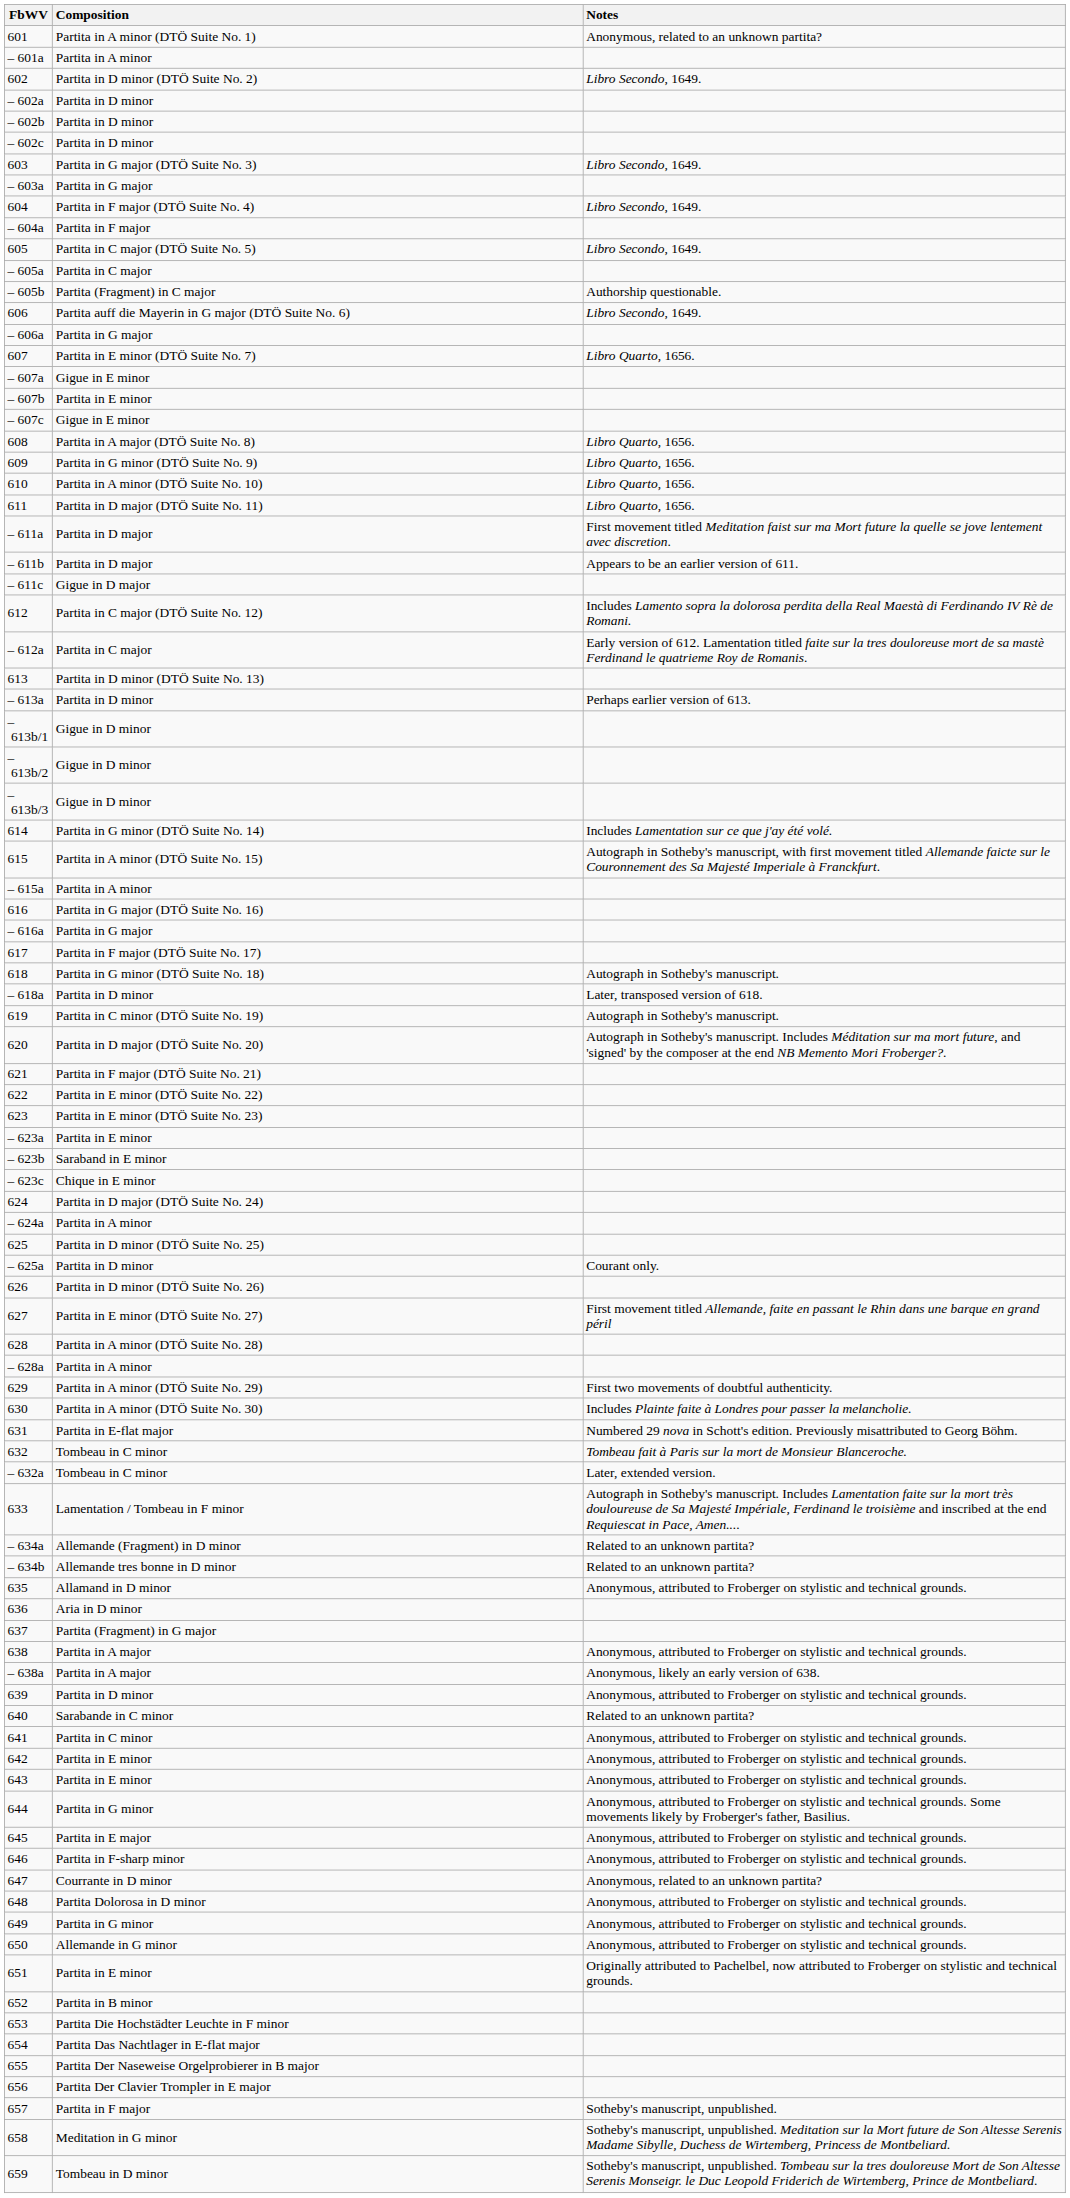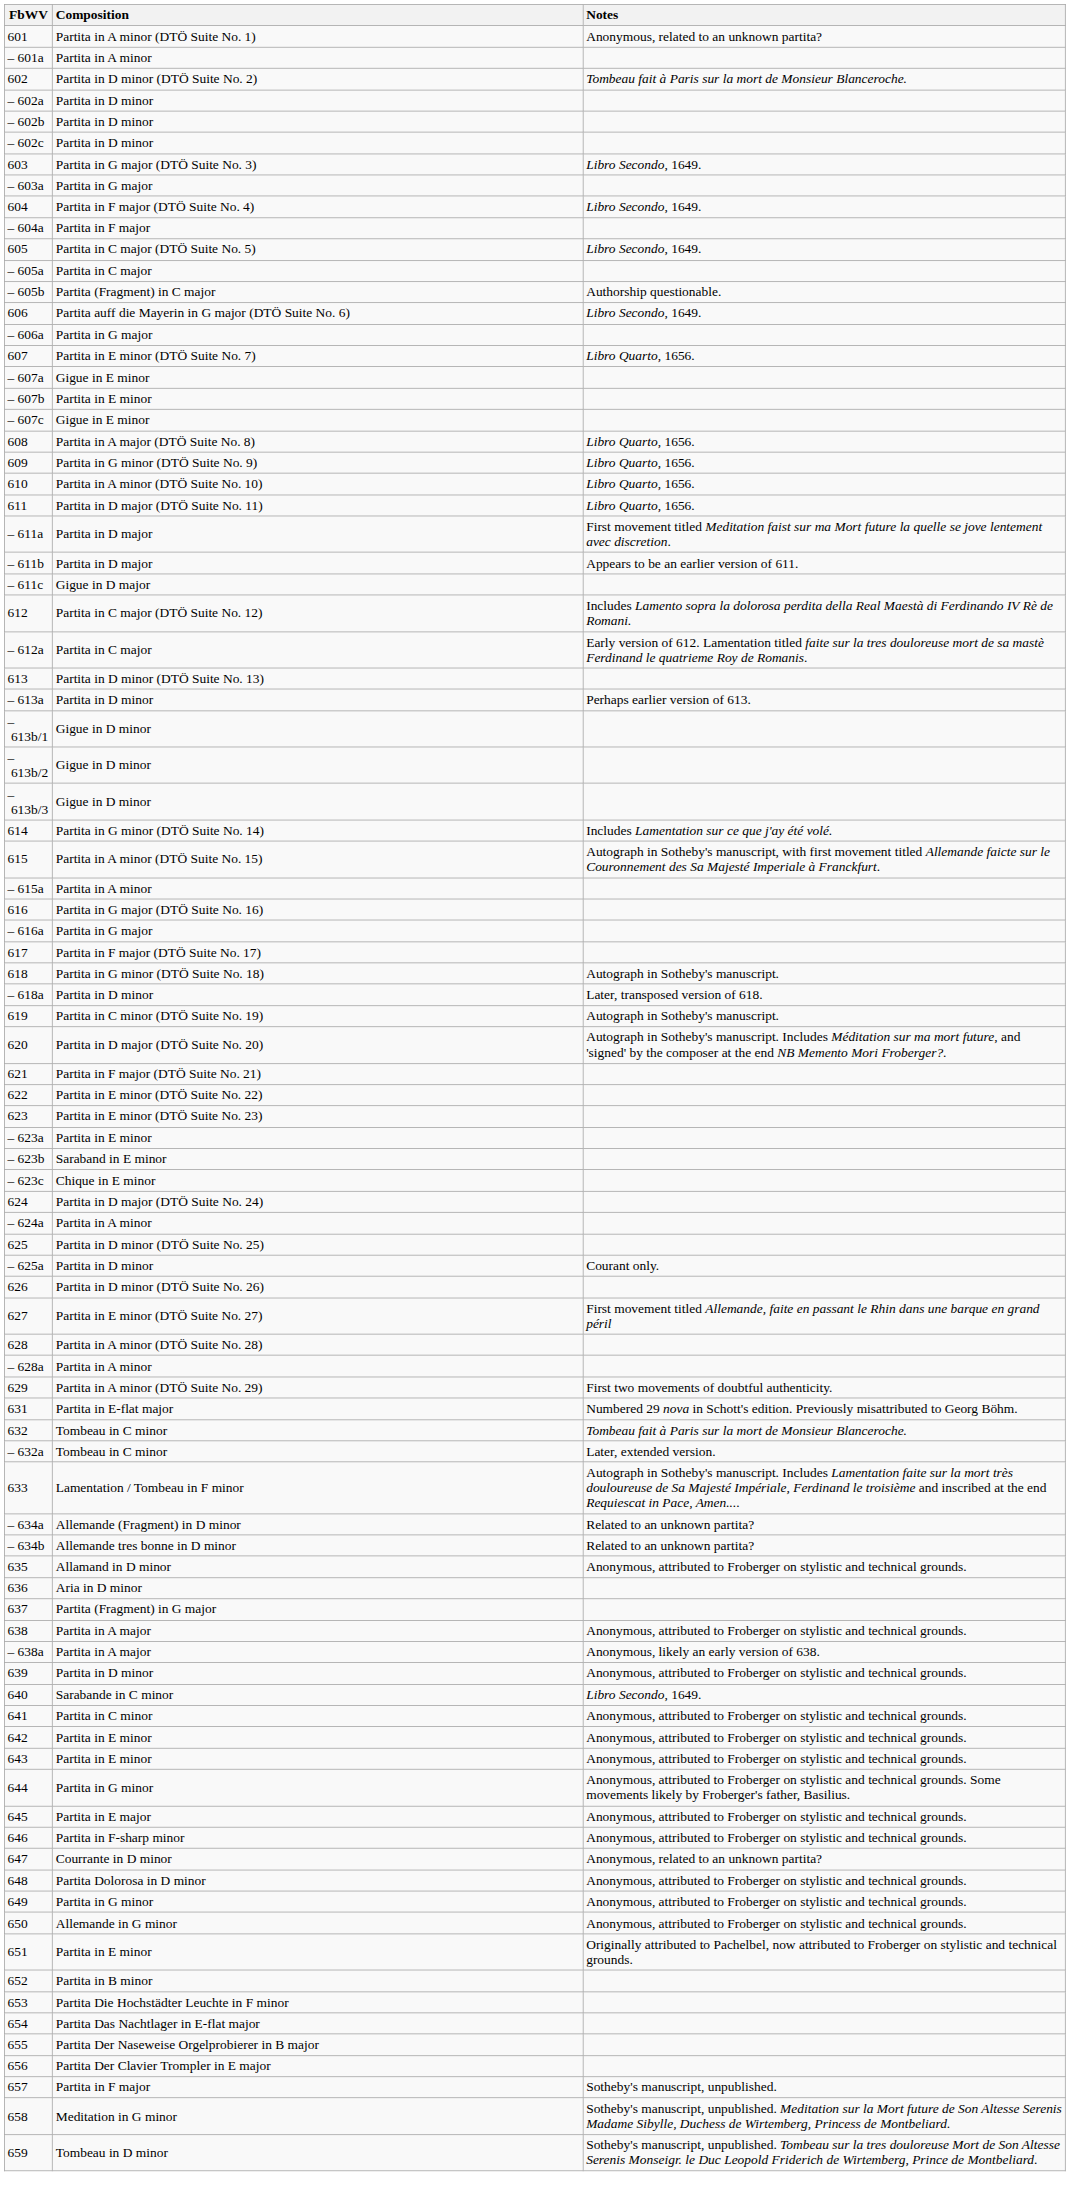(644, 79) Libro Secondo, 1649. -> (747, 79) Tombeau fait à Paris sur la mort de Monsieur Blanceroche.
- row: (18, 1408)
(670, 1716) Related to an unknown partita? -> (644, 1694) Libro Secondo, 1649.
